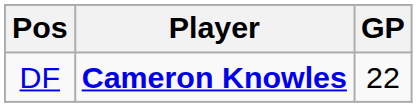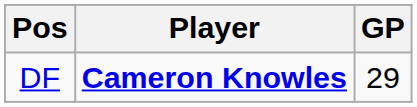(383, 76) 22 -> (383, 76) 29
